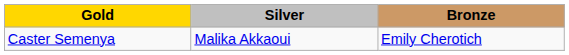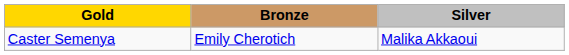columns swapped: (284, 15) <-> (471, 15)
